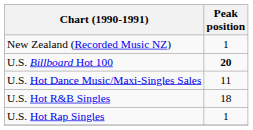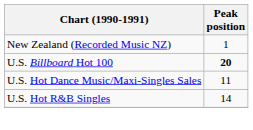(226, 98) 18 -> (226, 98) 14
- row: (56, 116)
